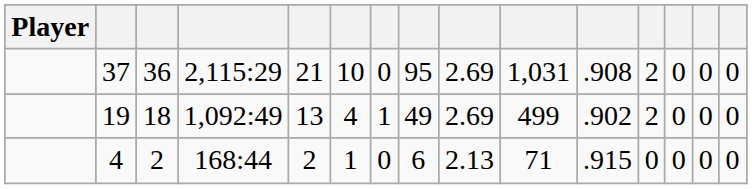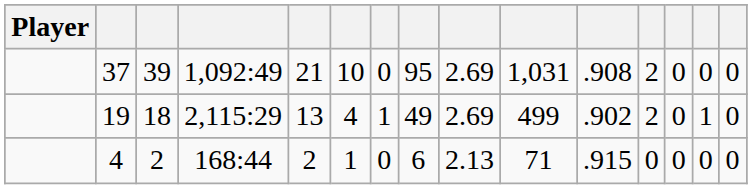(157, 71) 36 -> (157, 71) 39
(233, 71) 2,115:29 -> (233, 71) 1,092:49
(233, 115) 1,092:49 -> (233, 115) 2,115:29
(706, 115) 0 -> (706, 115) 1
